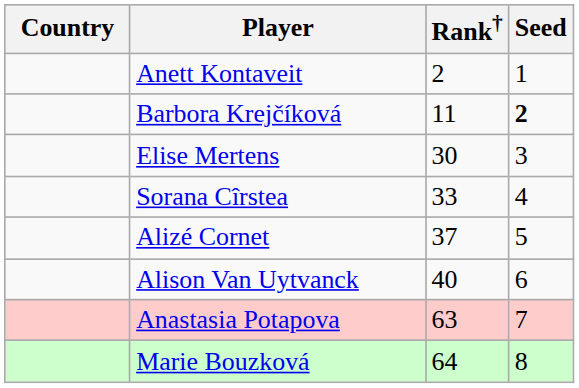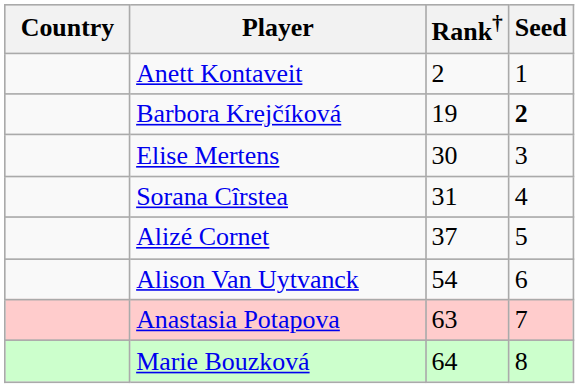(444, 114) 11 -> (445, 114) 19
(445, 196) 33 -> (445, 196) 31
(445, 278) 40 -> (445, 278) 54
